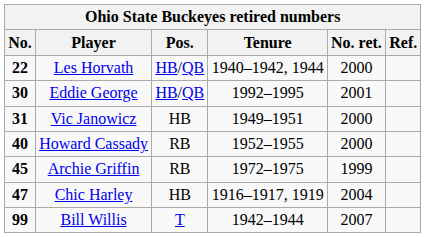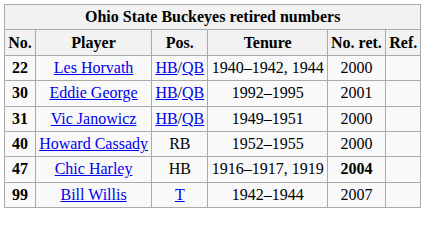(180, 118) HB -> (180, 118) HB/QB
- row: (94, 169)
(356, 194) normal -> (356, 169) bold
